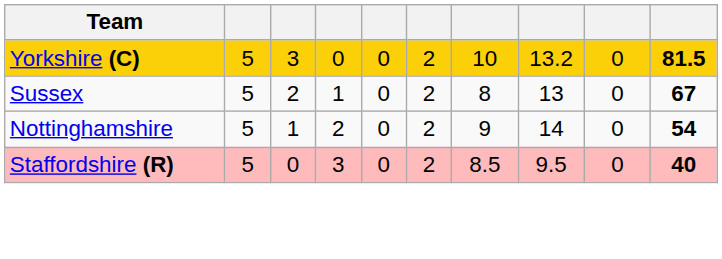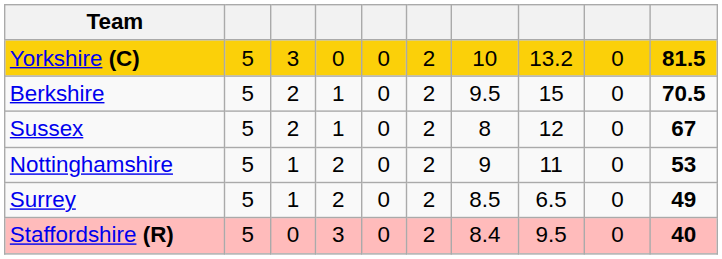+ row: (57, 93)
(551, 93) 13 -> (551, 128) 12
(551, 128) 14 -> (551, 164) 11
(684, 128) 54 -> (684, 164) 53
+ row: (43, 199)
(485, 164) 8.5 -> (485, 235) 8.4
